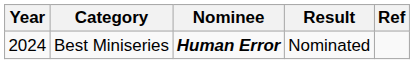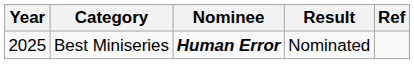(27, 44) 2024 -> (27, 44) 2025
